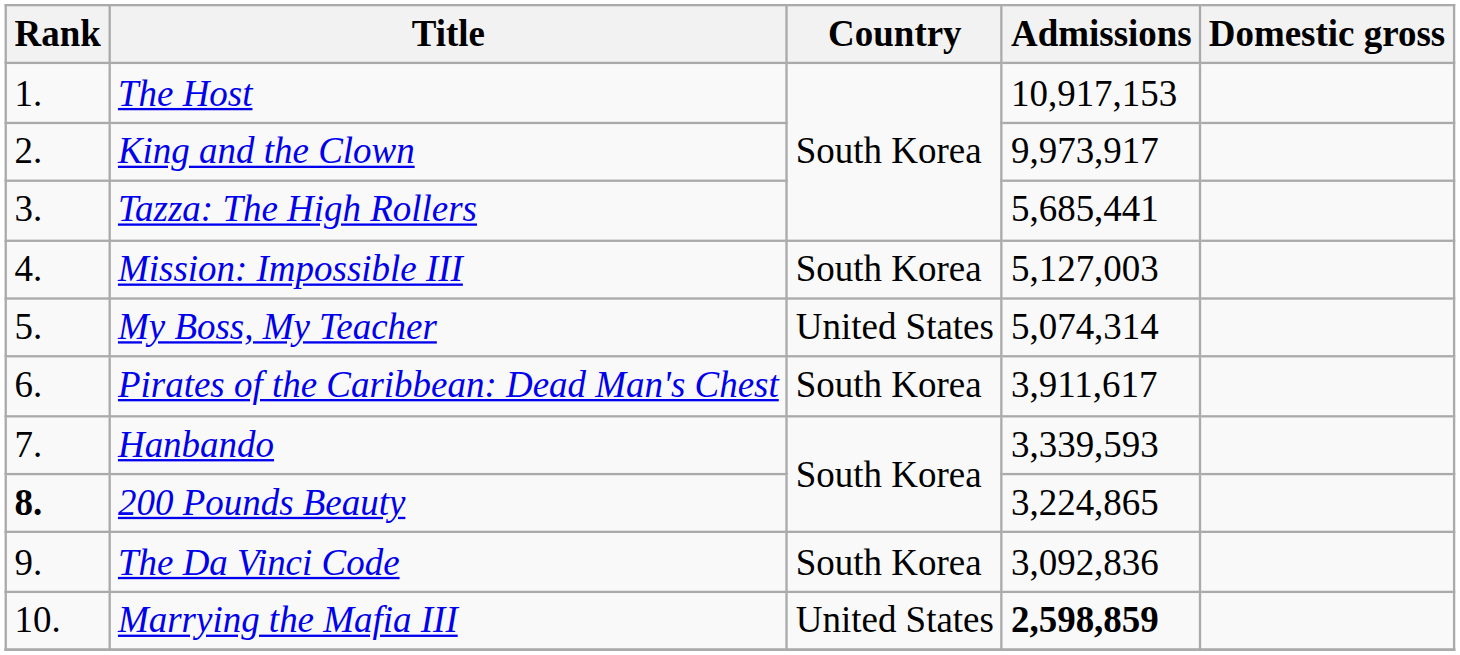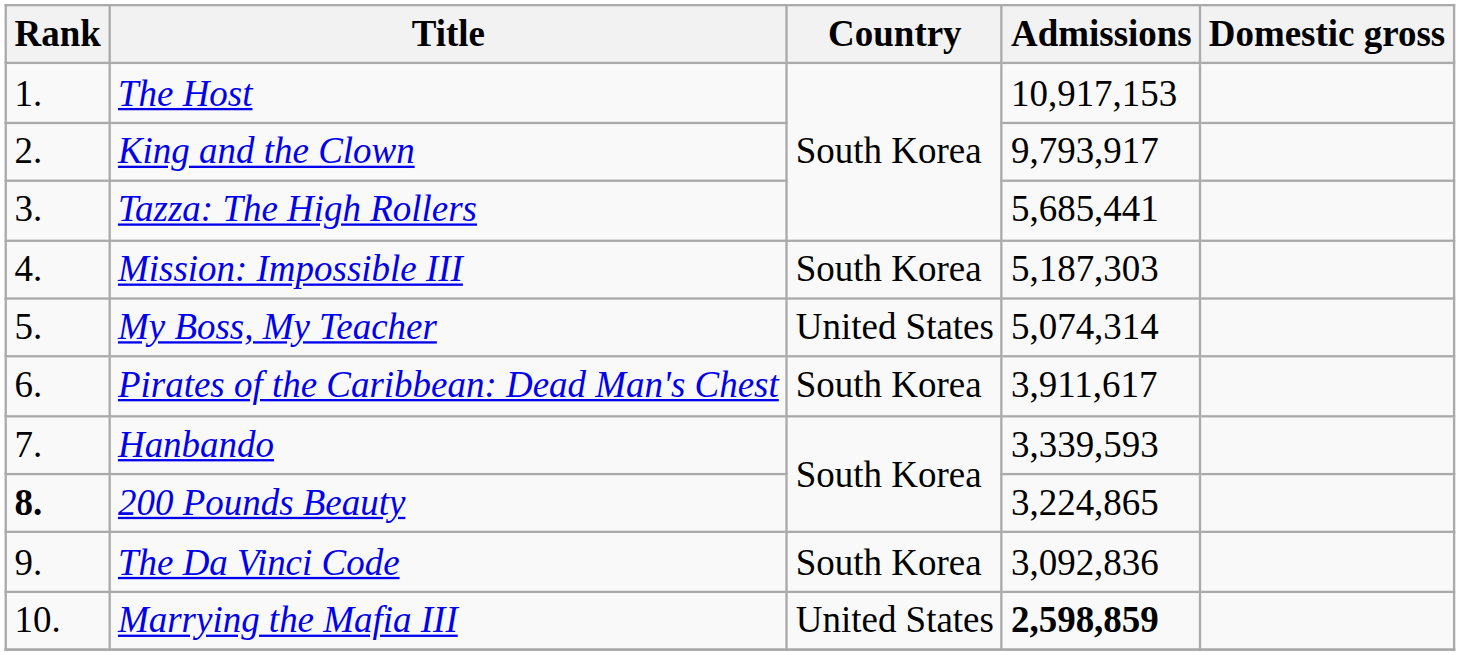(1085, 151) 9,973,917 -> (1085, 151) 9,793,917
(1085, 268) 5,127,003 -> (1085, 268) 5,187,303
